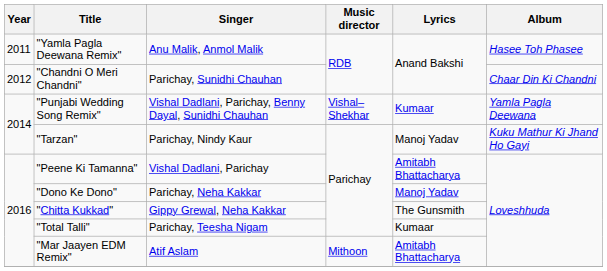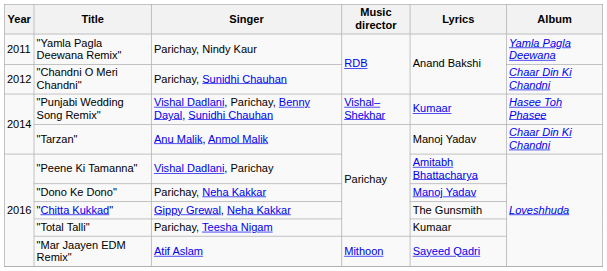(206, 49) Anu Malik, Anmol Malik -> (205, 49) Parichay, Nindy Kaur
(536, 49) Hasee Toh Phasee -> (540, 49) Yamla Pagla Deewana
(520, 109) Yamla Pagla Deewana -> (536, 109) Hasee Toh Phasee
(200, 139) Parichay, Nindy Kaur -> (211, 139) Anu Malik, Anmol Malik
(544, 139) Kuku Mathur Ki Jhand Ho Gayi -> (540, 139) Chaar Din Ki Chandni
(428, 251) Amitabh Bhattacharya -> (446, 251) Sayeed Qadri
